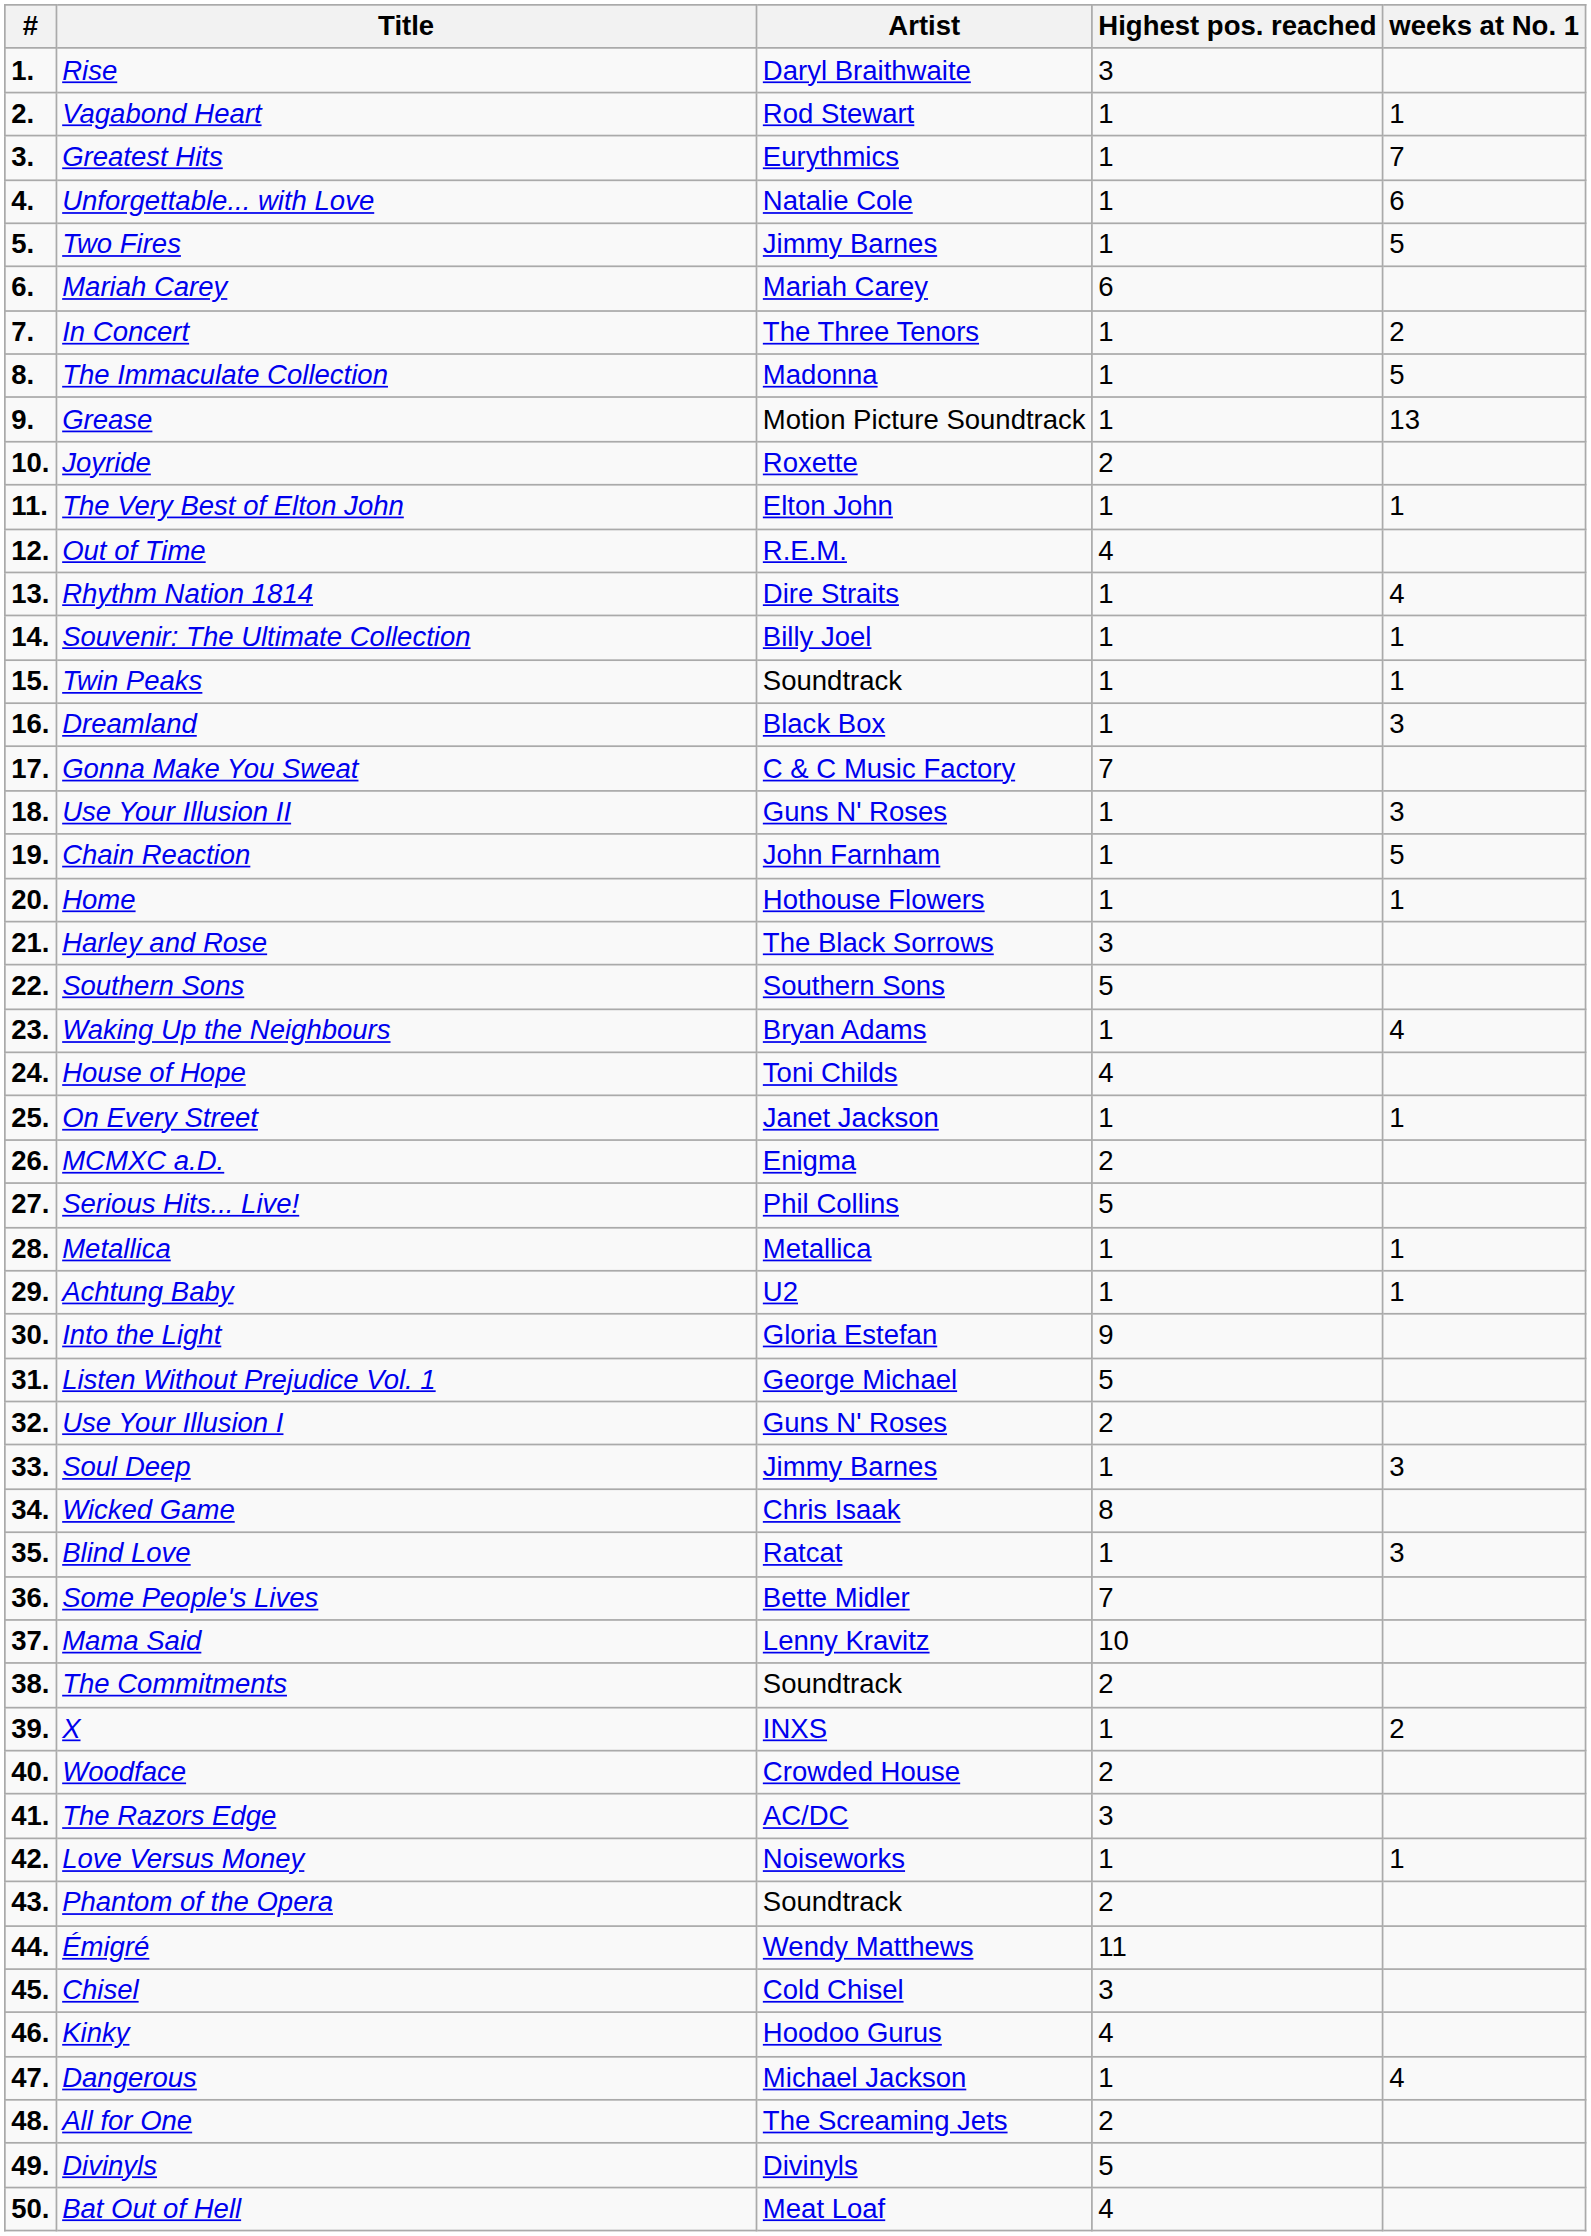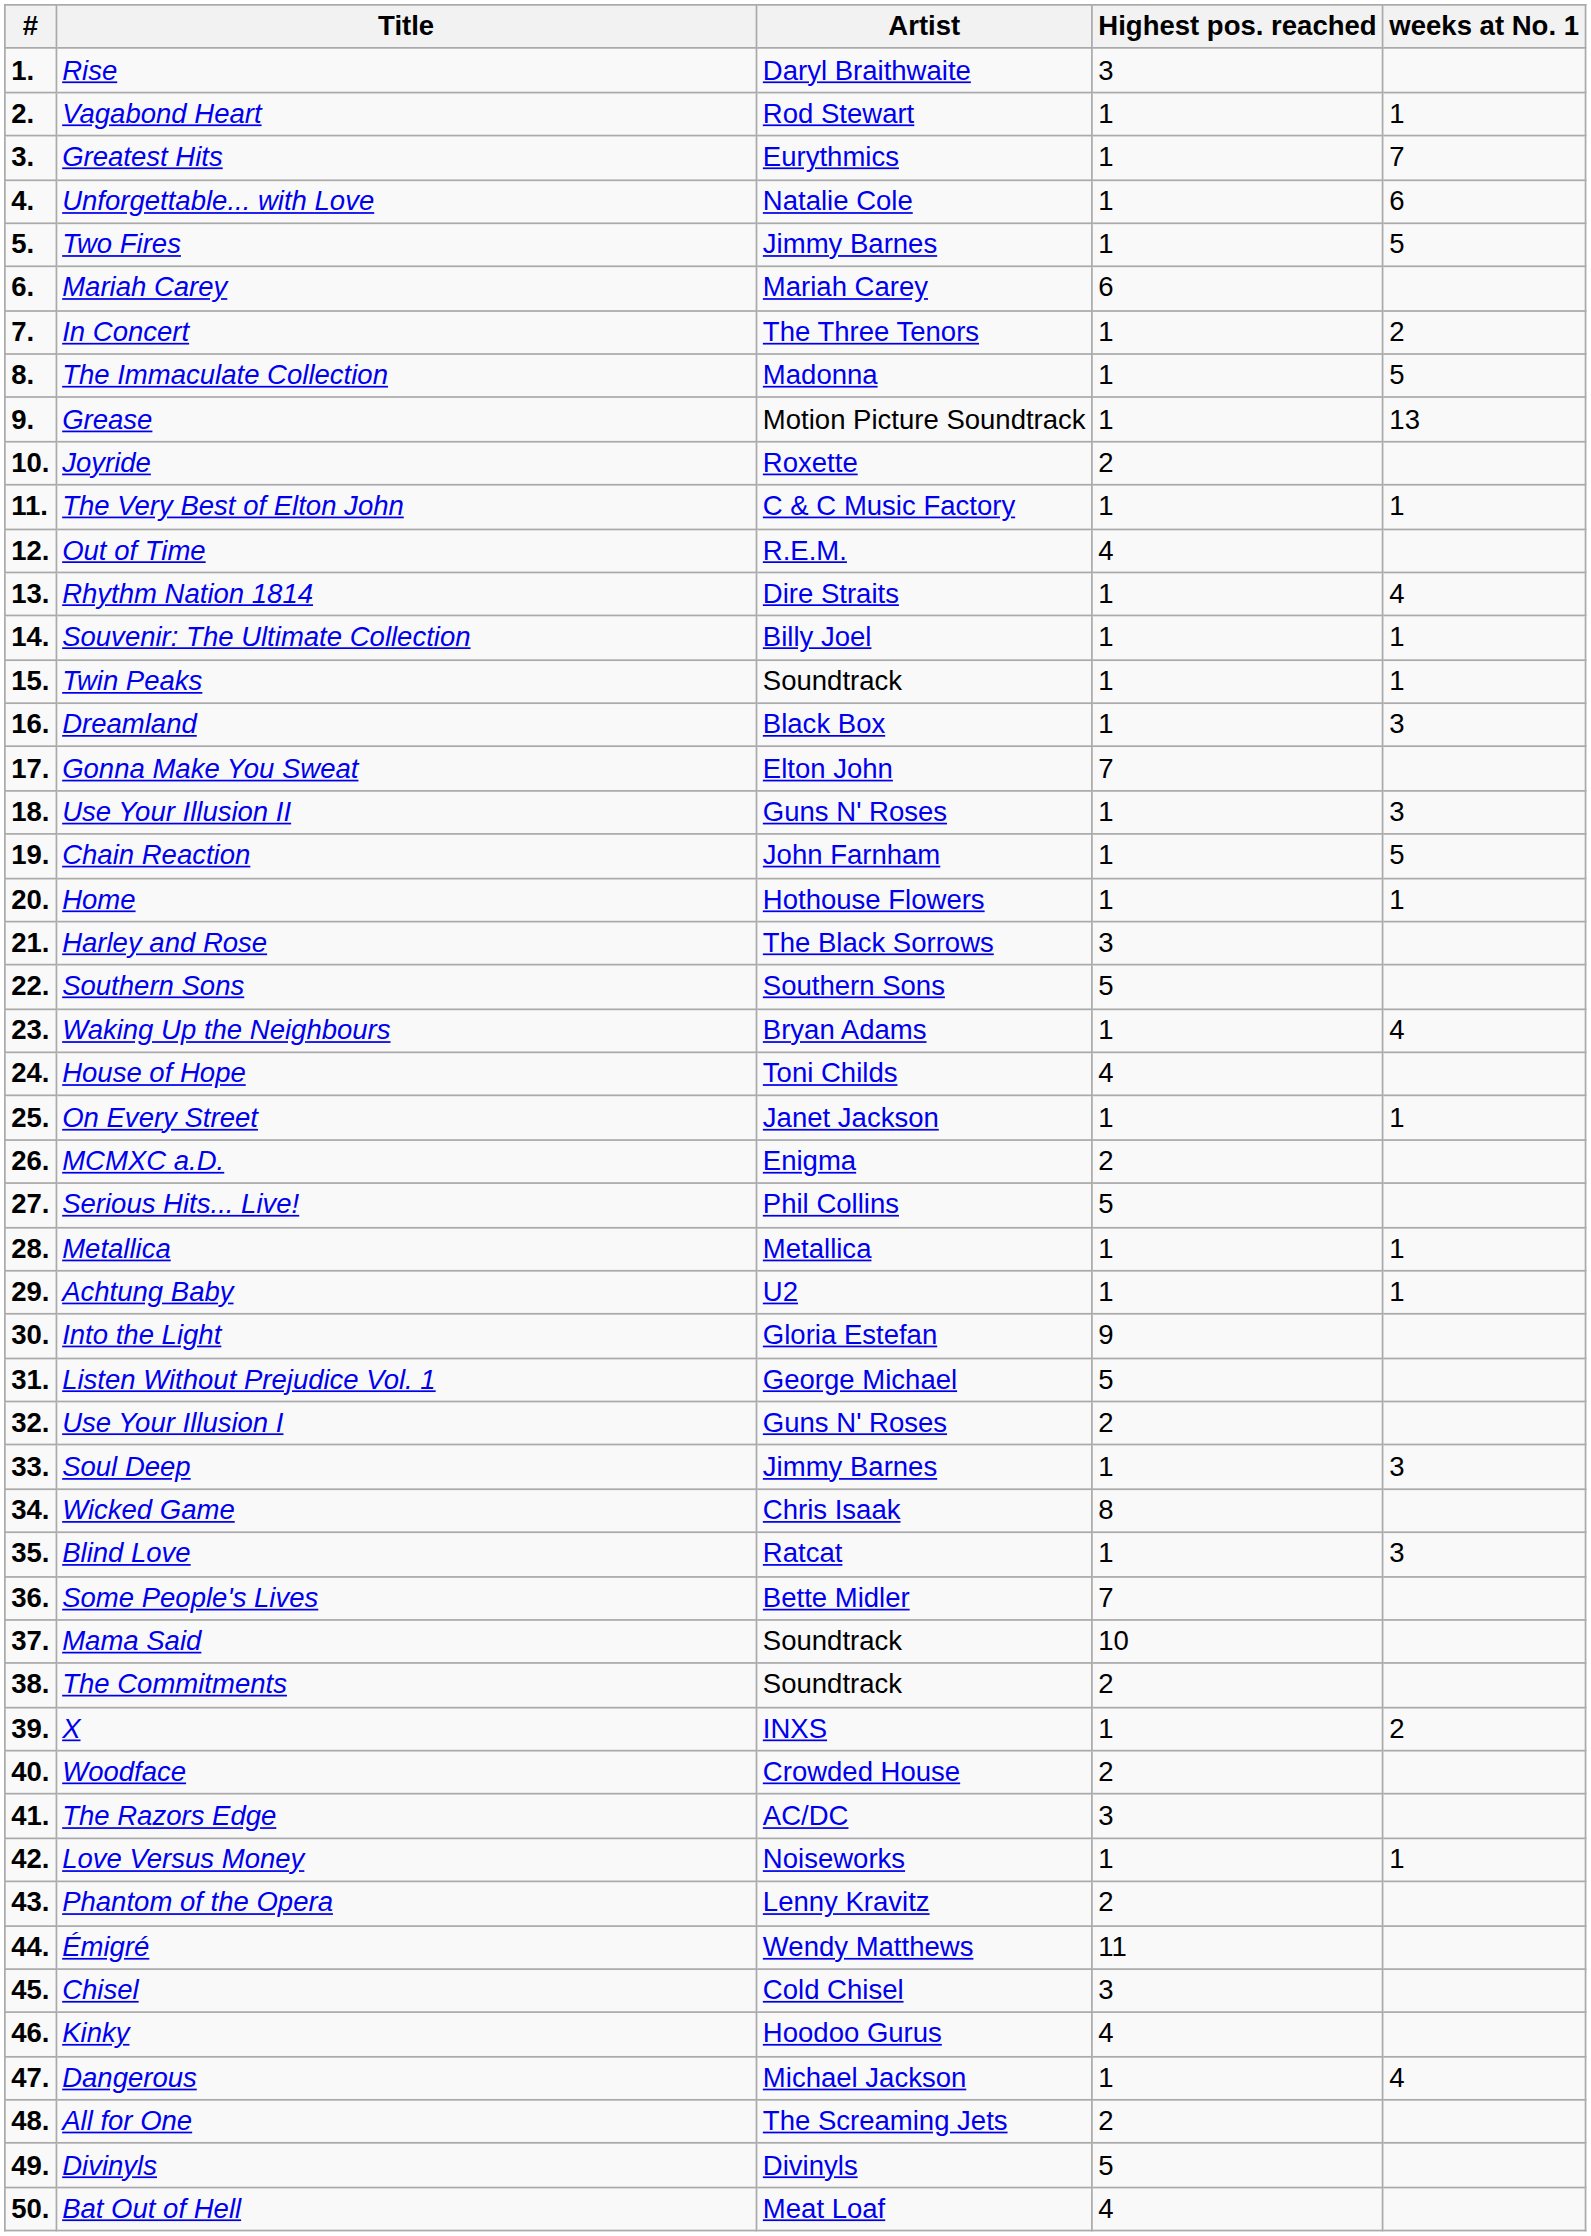(828, 506) Elton John -> (889, 506) C & C Music Factory
(889, 768) C & C Music Factory -> (828, 768) Elton John
(846, 1641) Lenny Kravitz -> (832, 1641) Soundtrack
(832, 1903) Soundtrack -> (846, 1903) Lenny Kravitz
